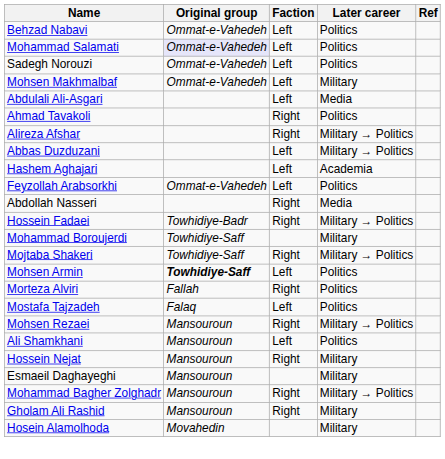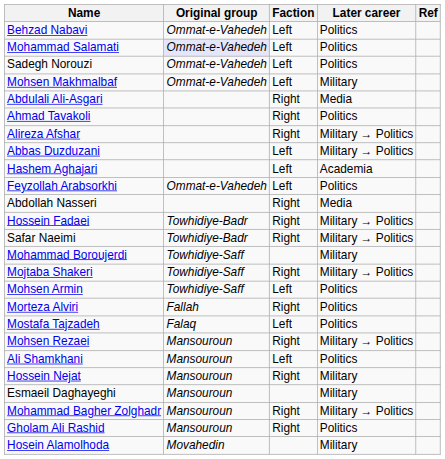(282, 99) Left -> (286, 99) Right
+ row: (41, 238)
(208, 272) bold -> (205, 289) normal
(339, 410) Military -> (339, 428) Politics
